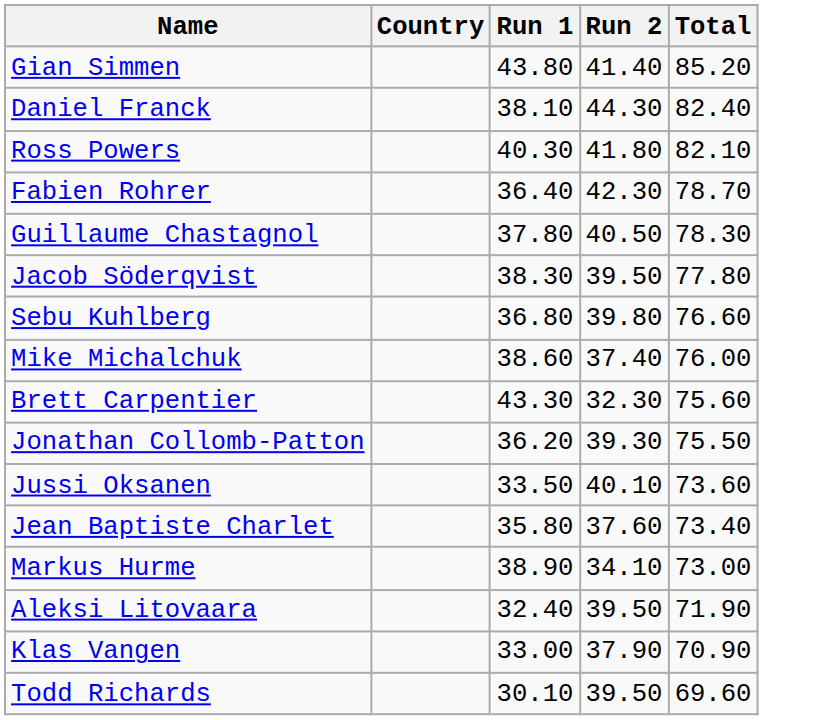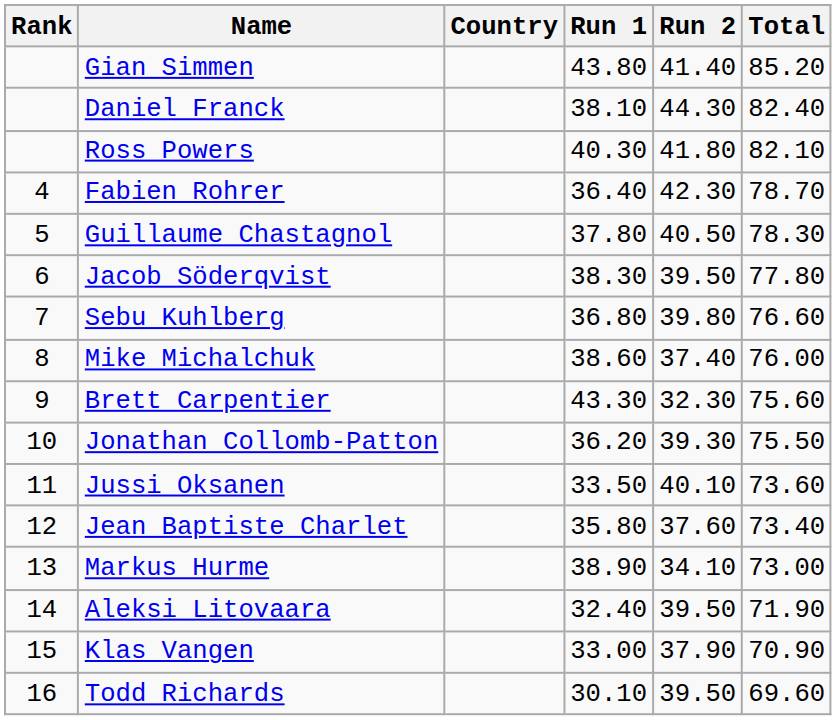+ column: (42, 26)
